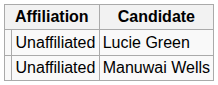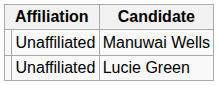rows swapped: (146, 42) <-> (156, 67)
